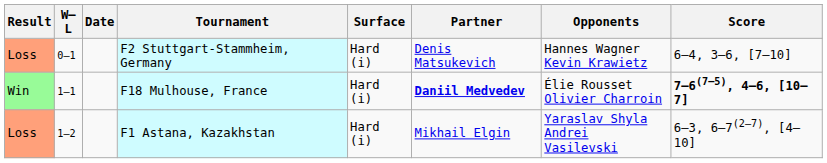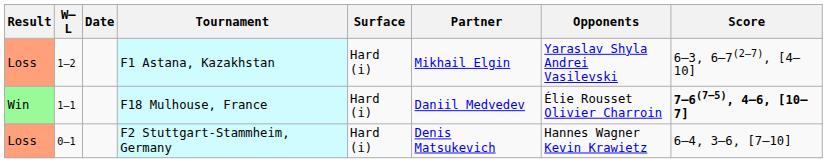rows swapped: (205, 55) <-> (198, 134)
(470, 91) bold -> (470, 105) normal
